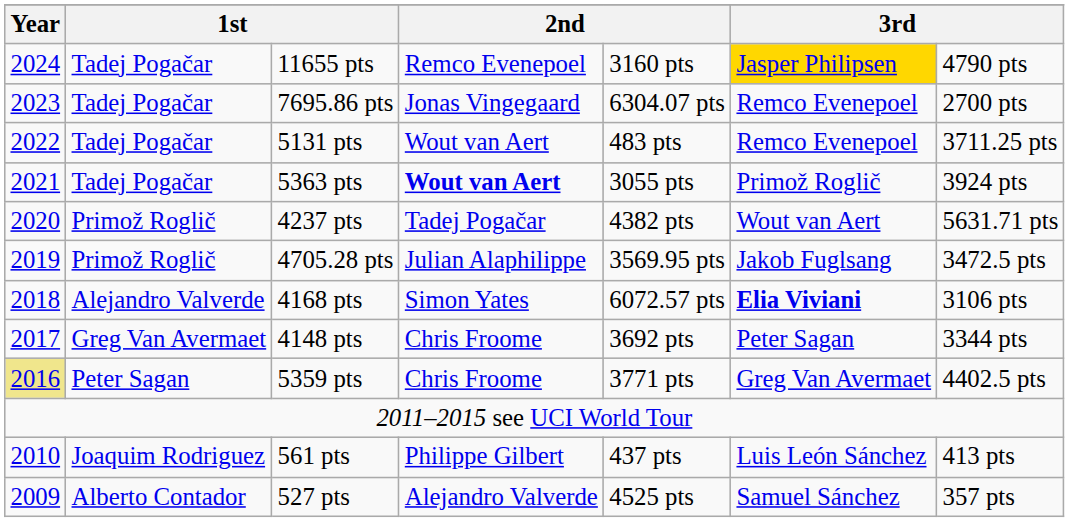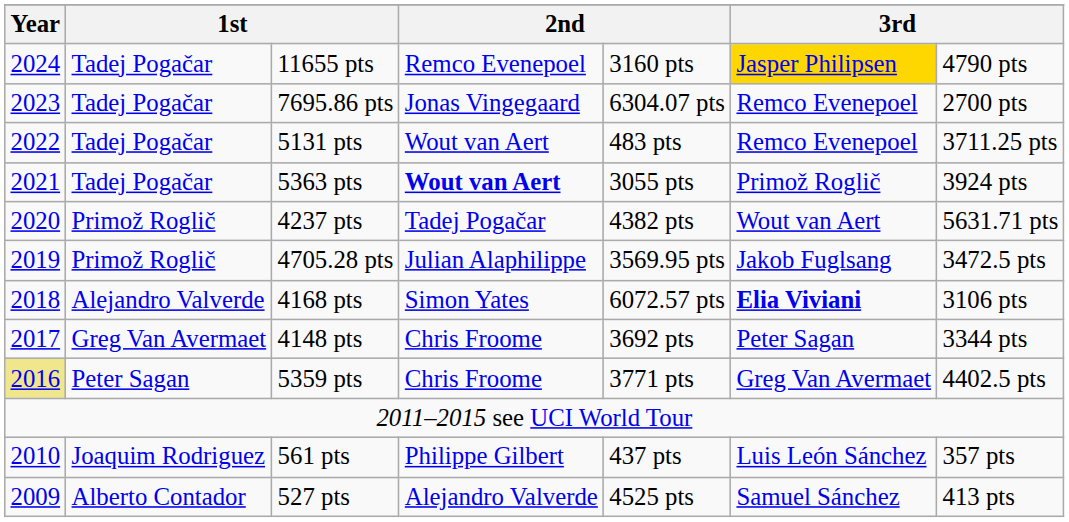(979, 456) 413 pts -> (979, 456) 357 pts
(979, 496) 357 pts -> (979, 496) 413 pts
